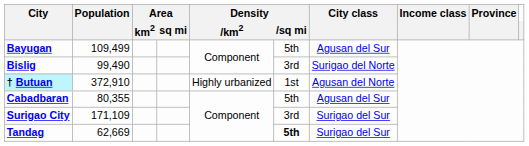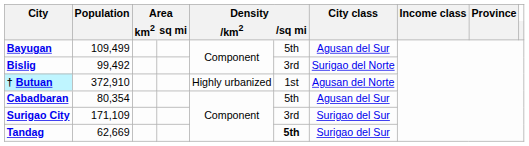(113, 66) 99,490 -> (113, 66) 99,492
(113, 99) 80,355 -> (113, 99) 80,354
